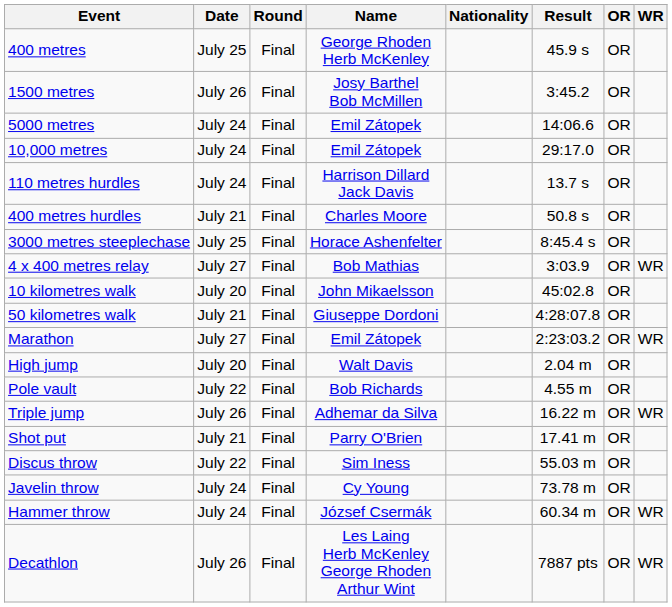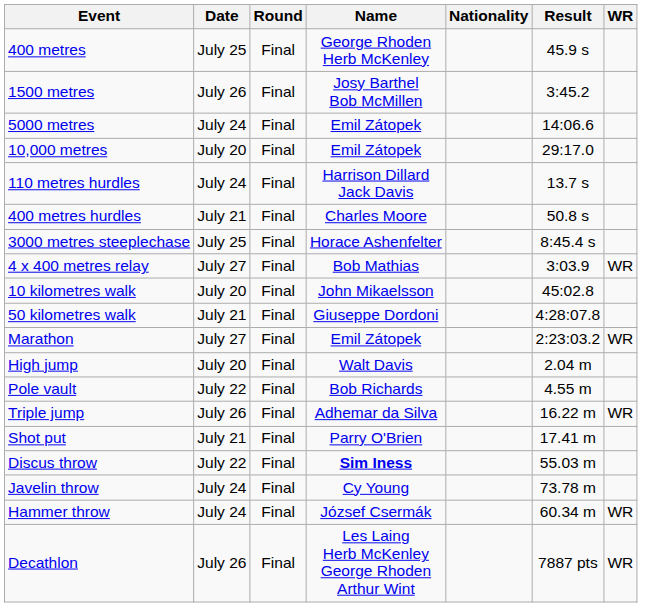- column: (619, 16)
(222, 150) July 24 -> (222, 150) July 20
(376, 463) normal -> (376, 463) bold
